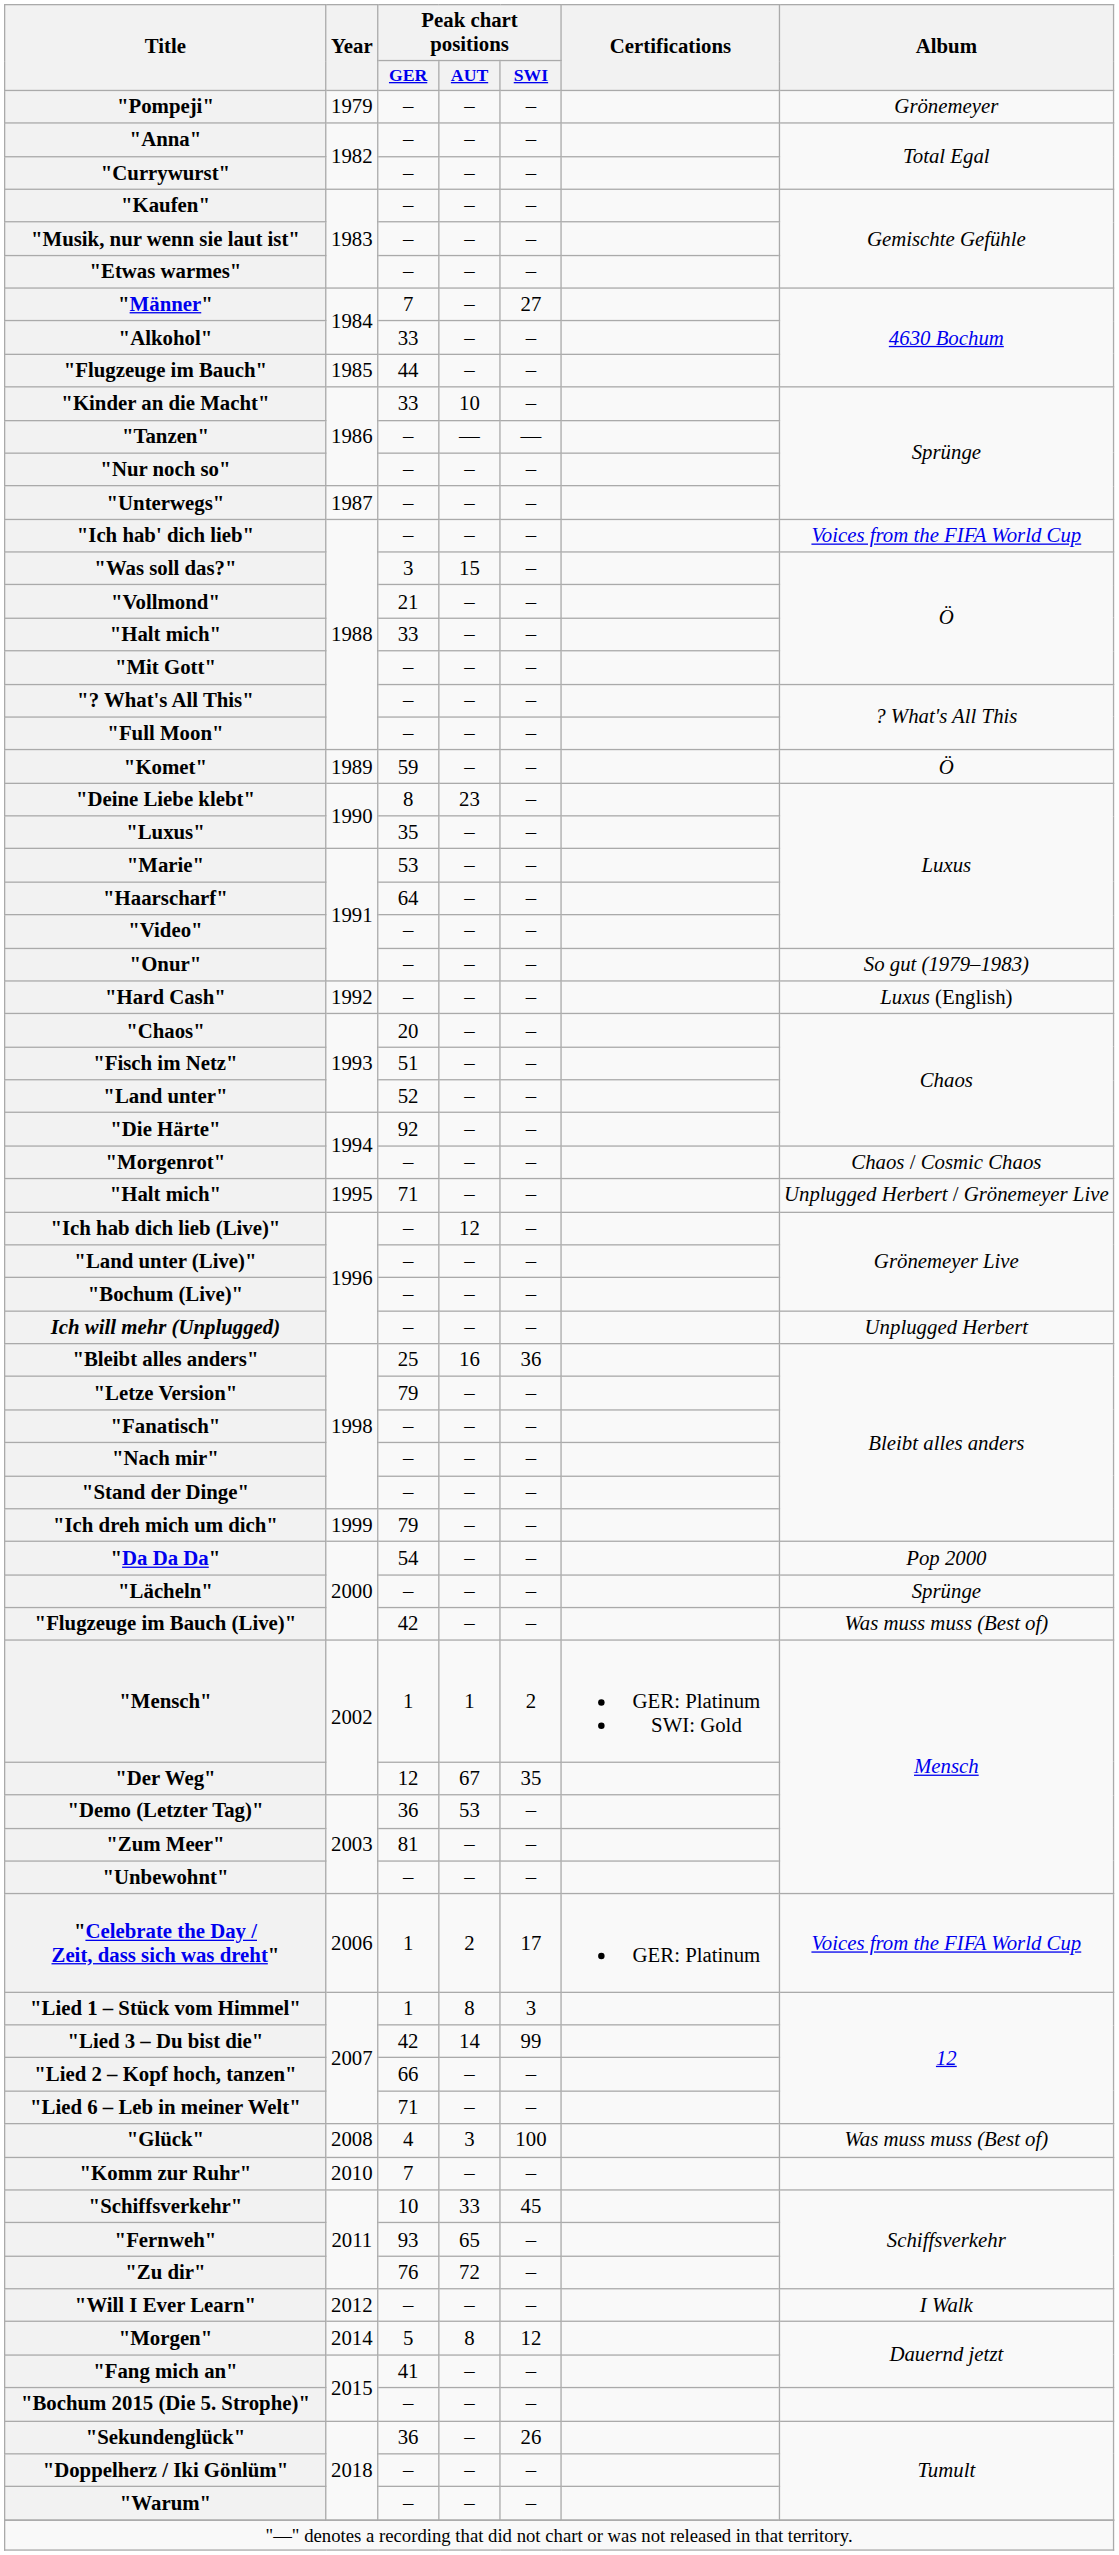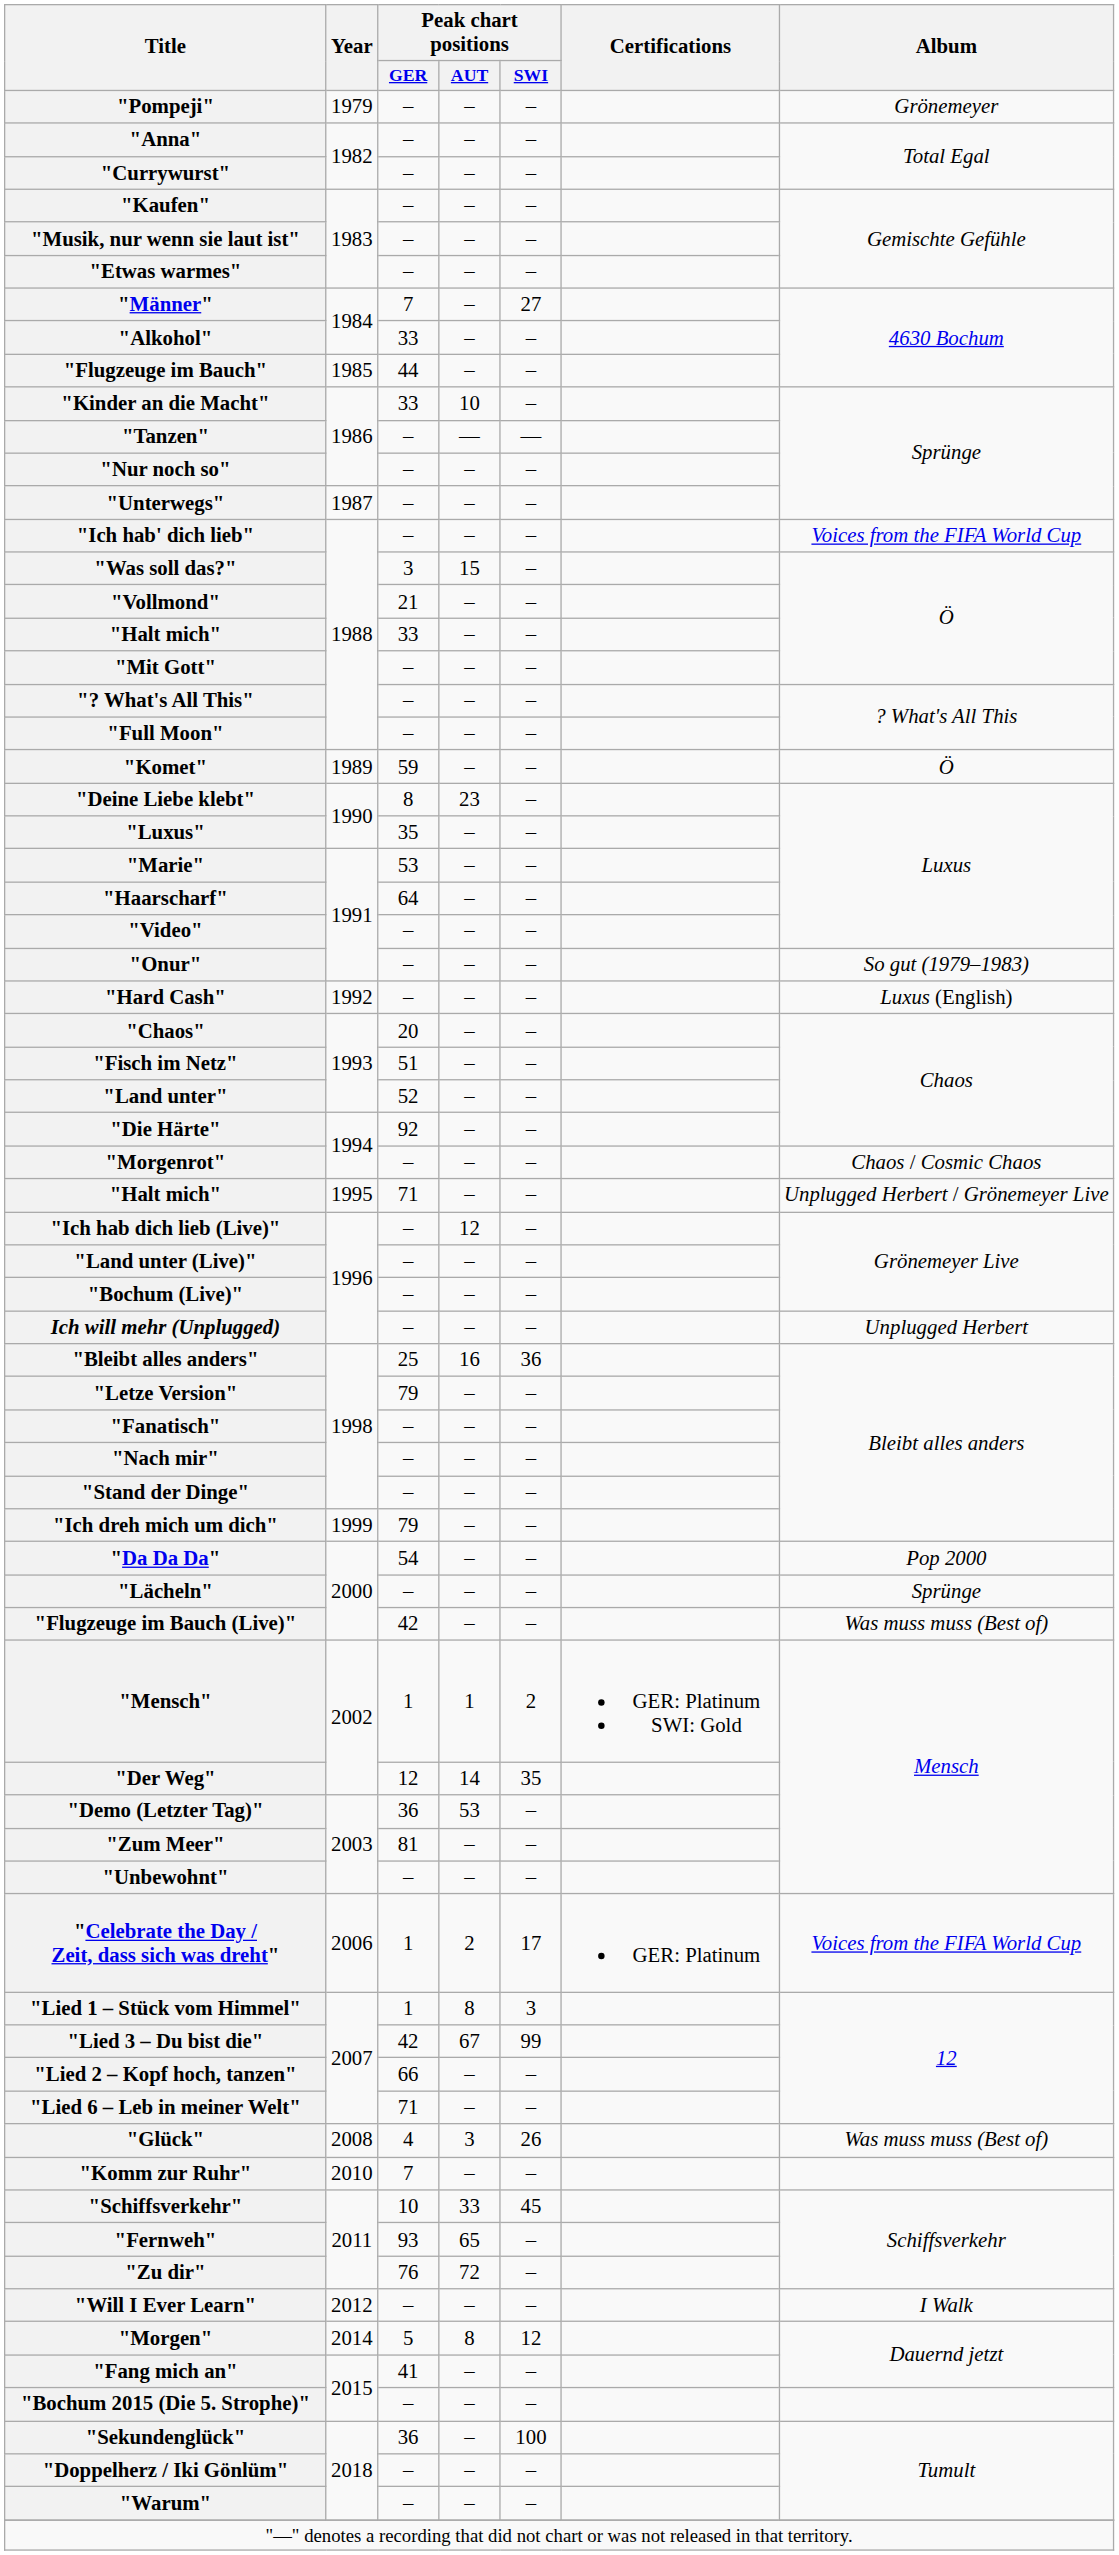(470, 1778) 67 -> (470, 1778) 14
(470, 2041) 14 -> (470, 2041) 67
(531, 2140) 100 -> (531, 2140) 26
(531, 2437) 26 -> (531, 2437) 100
